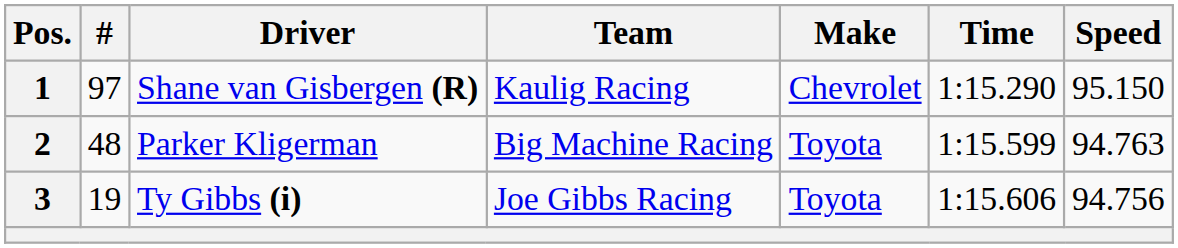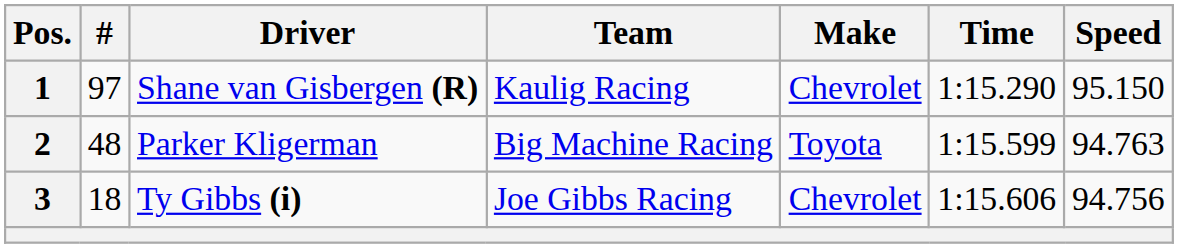(104, 199) 19 -> (104, 199) 18
(835, 199) Toyota -> (855, 199) Chevrolet
